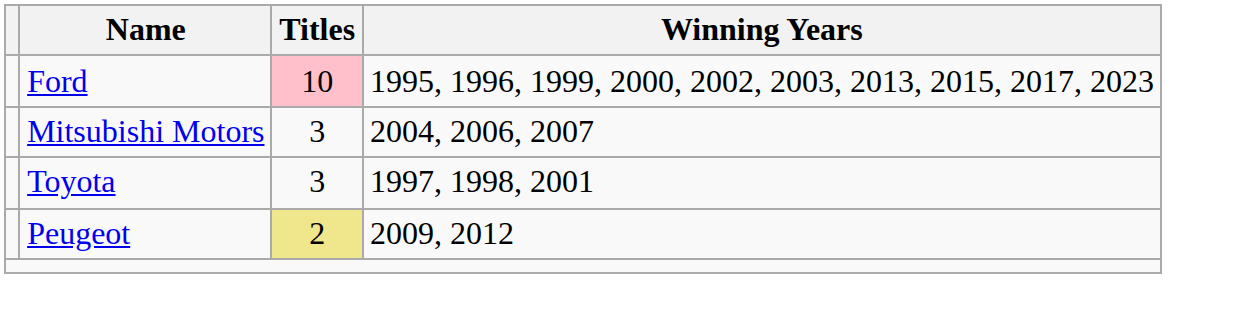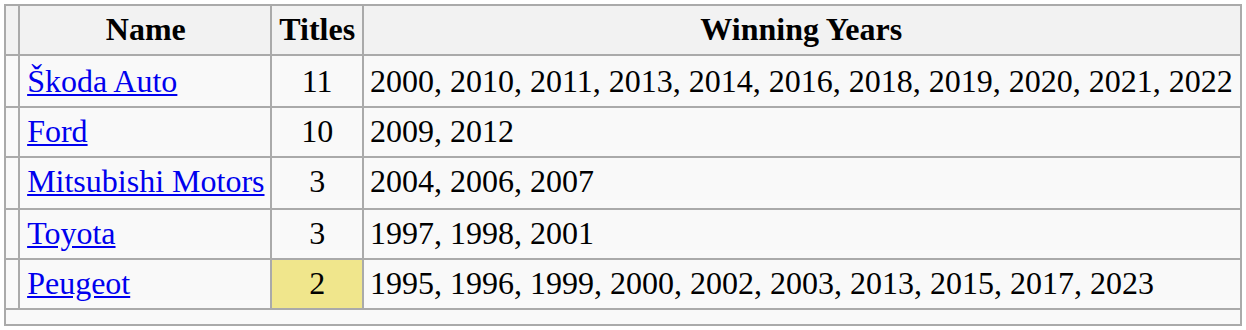+ row: (102, 80)
(317, 80) pink background -> (317, 131) no background
(762, 80) 1995, 1996, 1999, 2000, 2002, 2003, 2013, 2015, 2017, 2023 -> (442, 131) 2009, 2012
(442, 232) 2009, 2012 -> (762, 283) 1995, 1996, 1999, 2000, 2002, 2003, 2013, 2015, 2017, 2023
